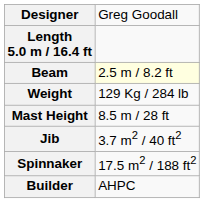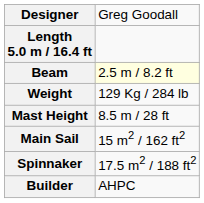+ row: (50, 138)
- row: (50, 138)
